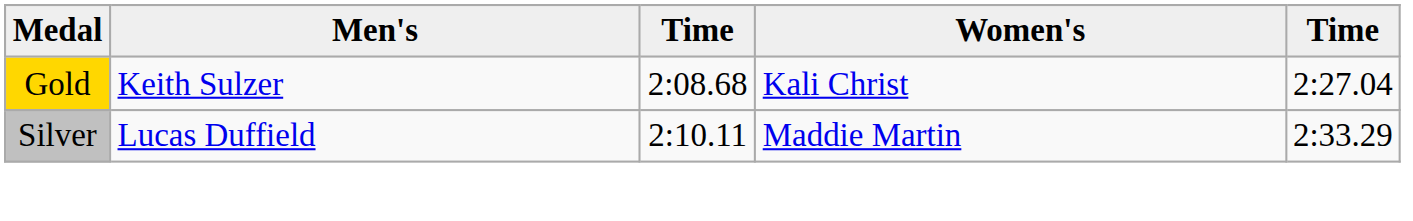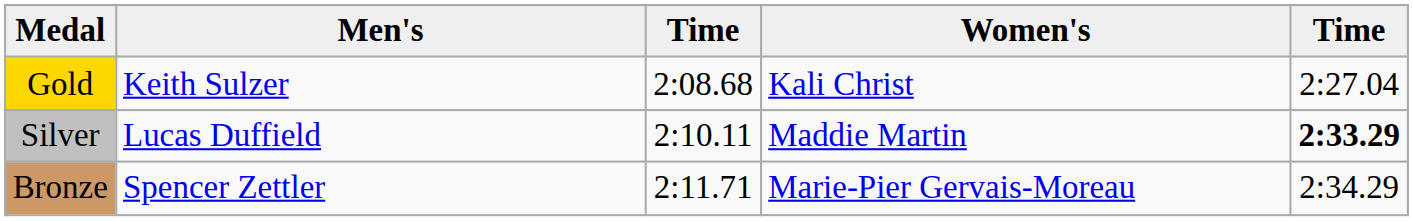(1343, 135) normal -> (1349, 135) bold
+ row: (60, 187)
